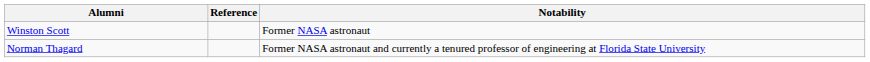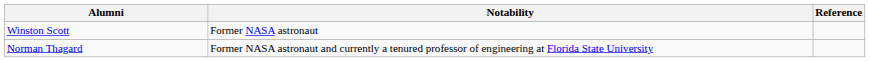columns swapped: (562, 13) <-> (234, 13)
